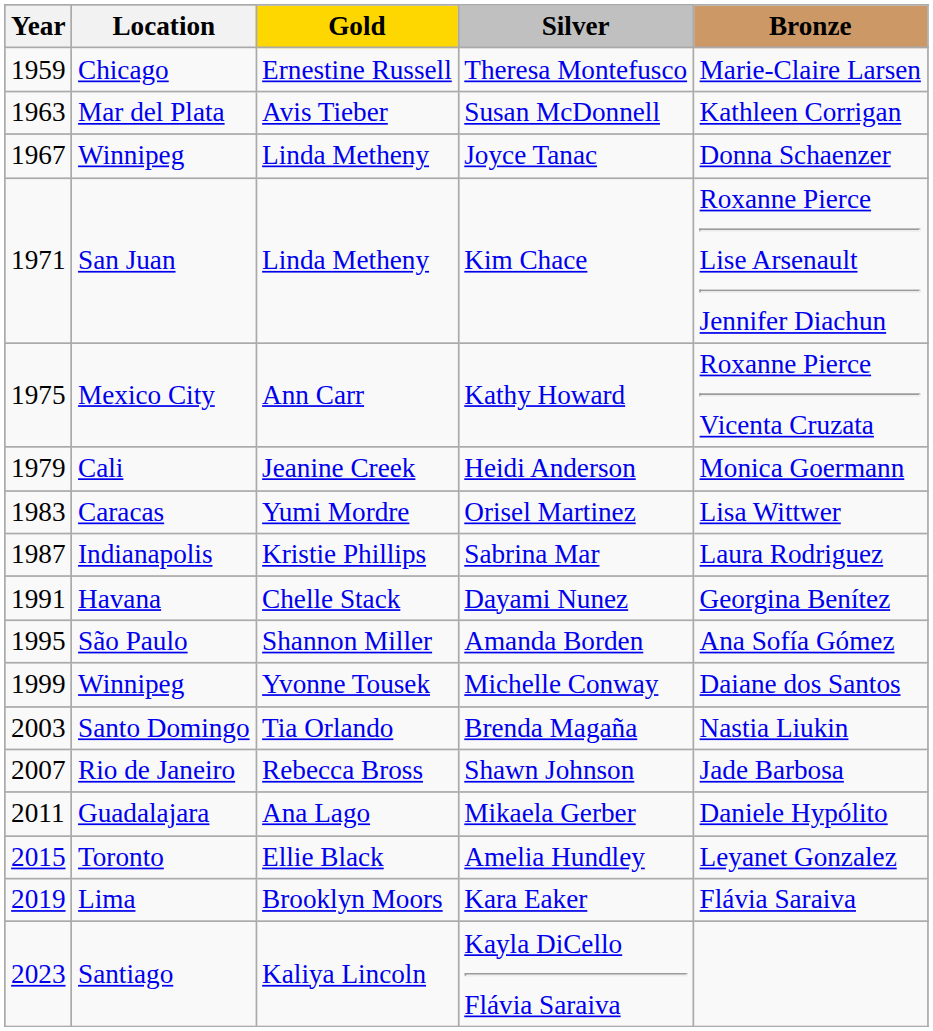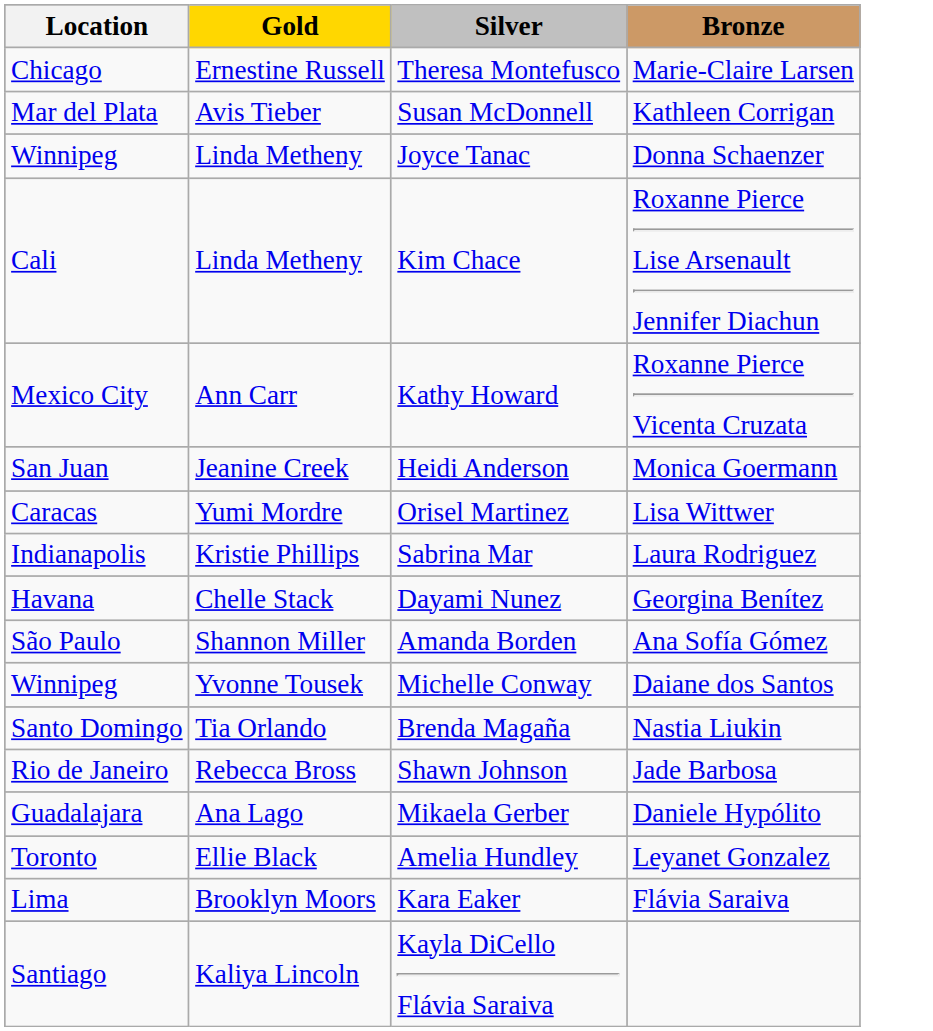- column: (38, 26)
(127, 259) San Juan -> (34, 259) Cali
(101, 468) Cali -> (60, 468) San Juan
